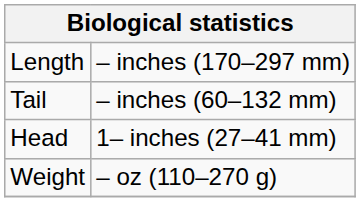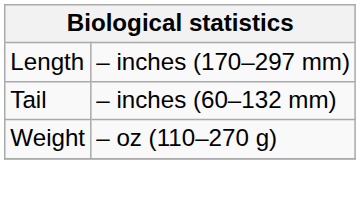- row: (39, 138)
